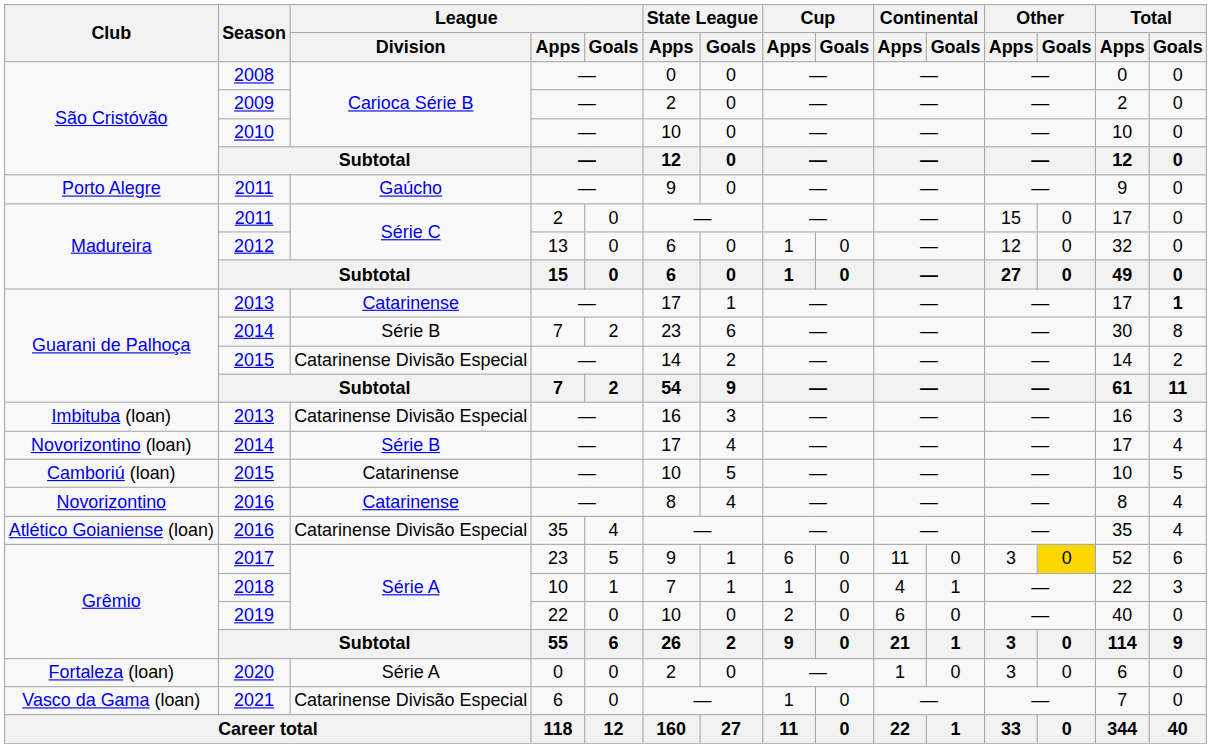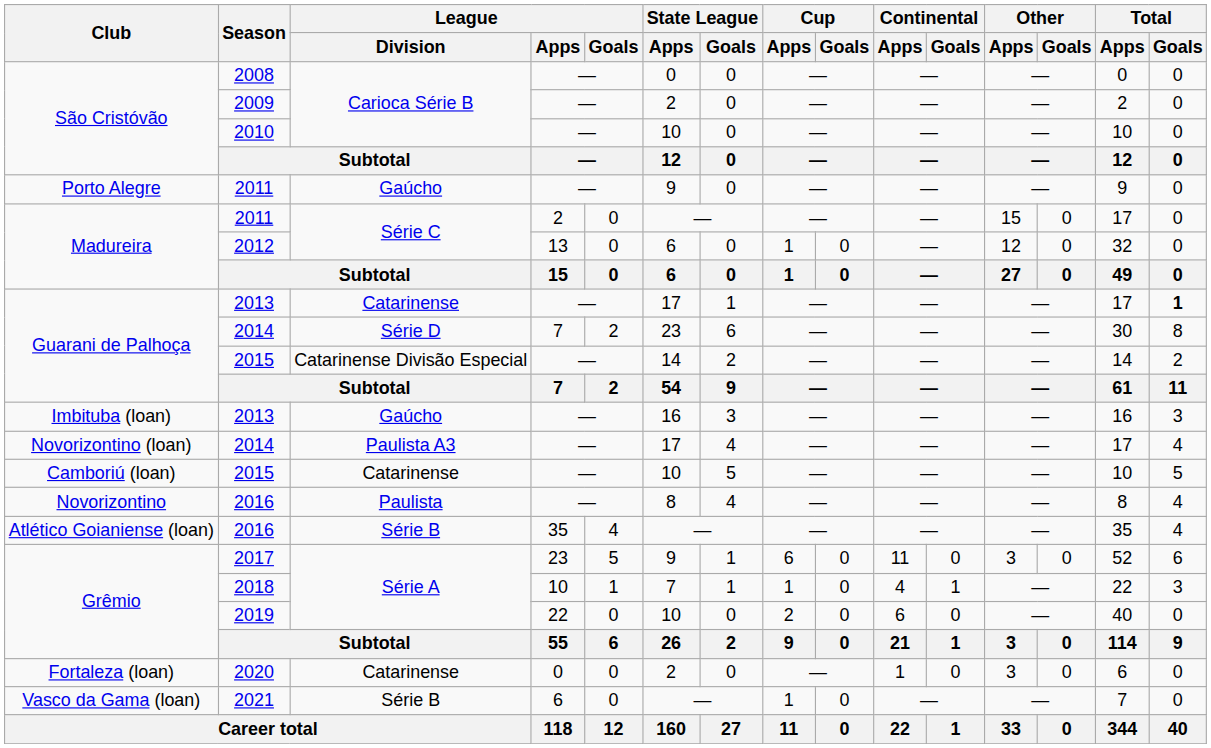(411, 331) Série B -> (411, 331) Série D
(411, 416) Catarinense Divisão Especial -> (411, 416) Gaúcho
(411, 445) Série B -> (411, 445) Paulista A3
(411, 501) Catarinense -> (411, 501) Paulista
(411, 530) Catarinense Divisão Especial -> (411, 530) Série B
(1067, 558) gold background -> (1067, 558) no background
(411, 672) Série A -> (411, 672) Catarinense
(411, 700) Catarinense Divisão Especial -> (411, 700) Série B
